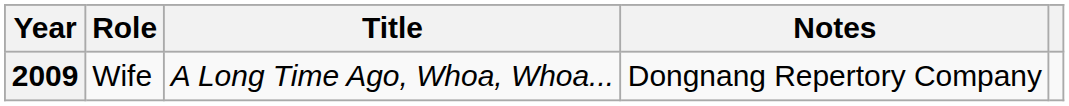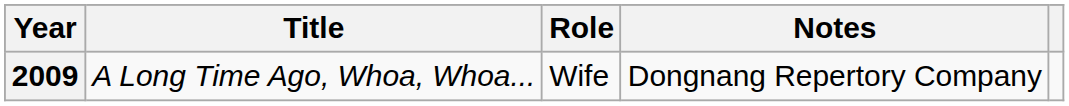columns swapped: (392, 28) <-> (125, 28)
